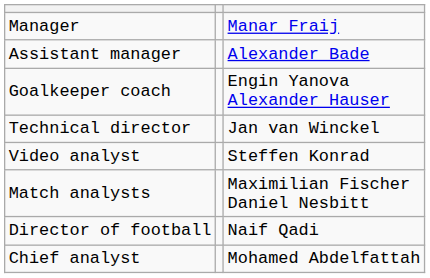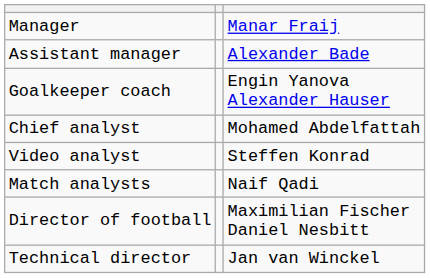rows swapped: (75, 258) <-> (100, 129)
(319, 193) Maximilian Fischer Daniel Nesbitt -> (273, 184) Naif Qadi
(273, 231) Naif Qadi -> (319, 221) Maximilian Fischer Daniel Nesbitt
